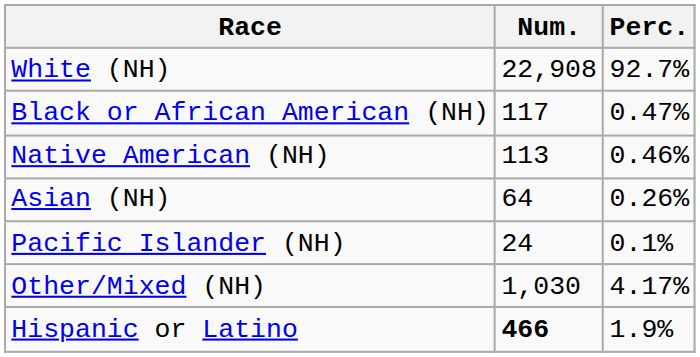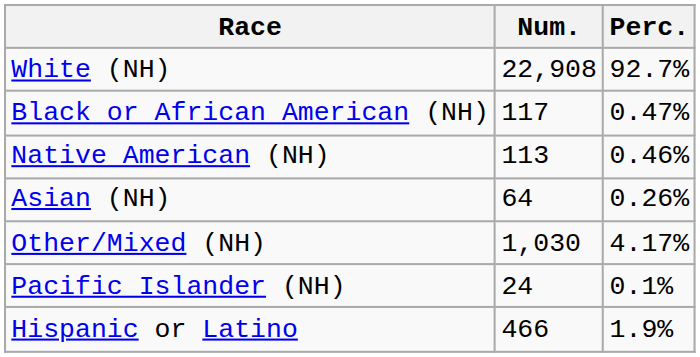rows swapped: (178, 243) <-> (139, 286)
(525, 329) bold -> (525, 329) normal
